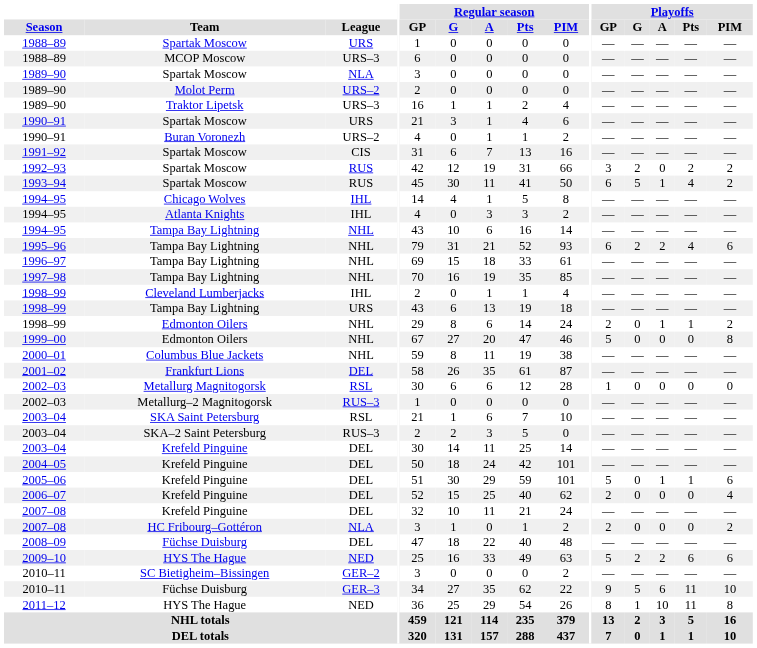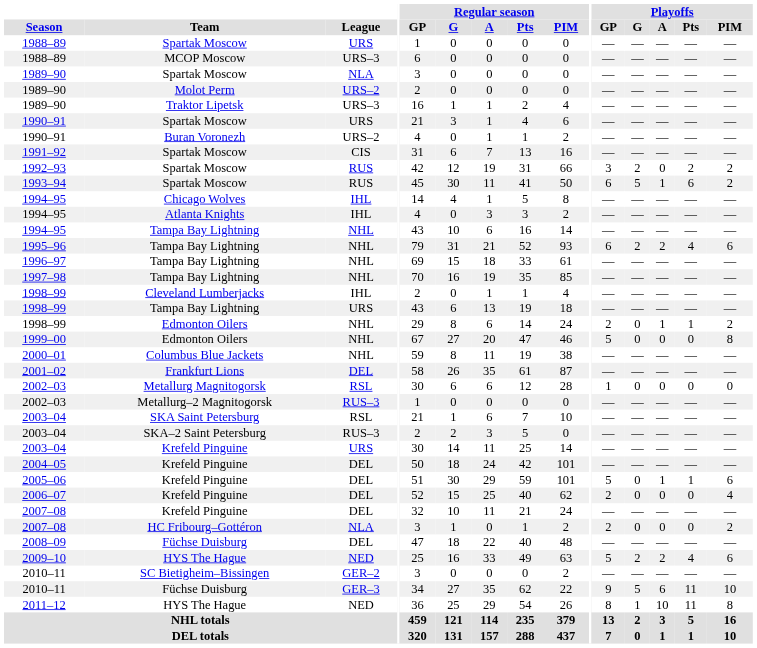(691, 183) 4 -> (691, 183) 6
(361, 448) DEL -> (361, 448) URS
(691, 557) 6 -> (691, 557) 4
